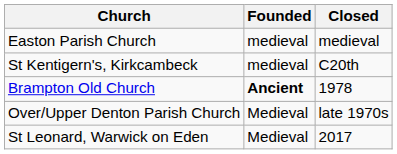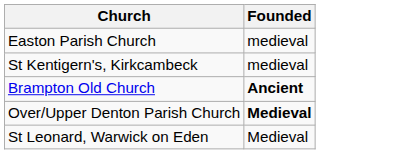- column: (354, 16)
(278, 112) normal -> (279, 112) bold
